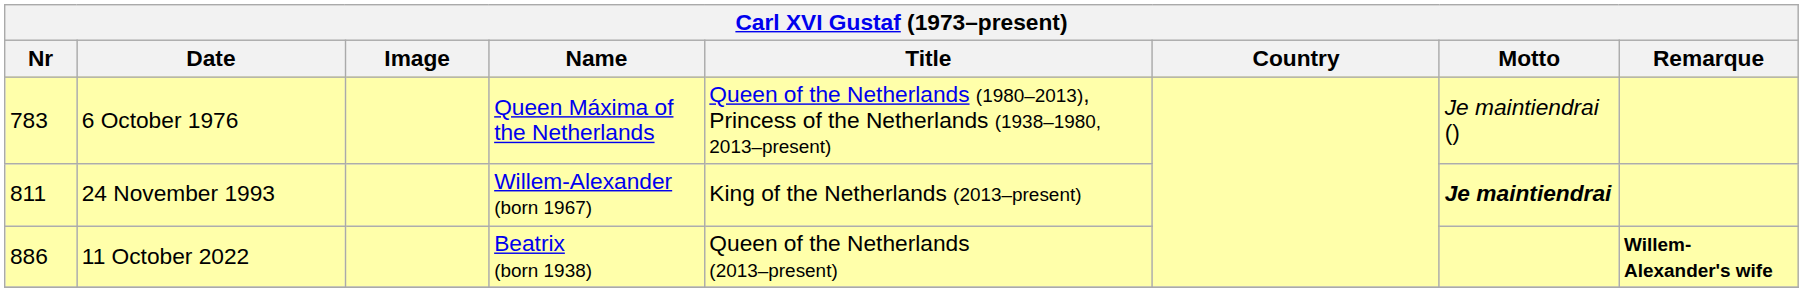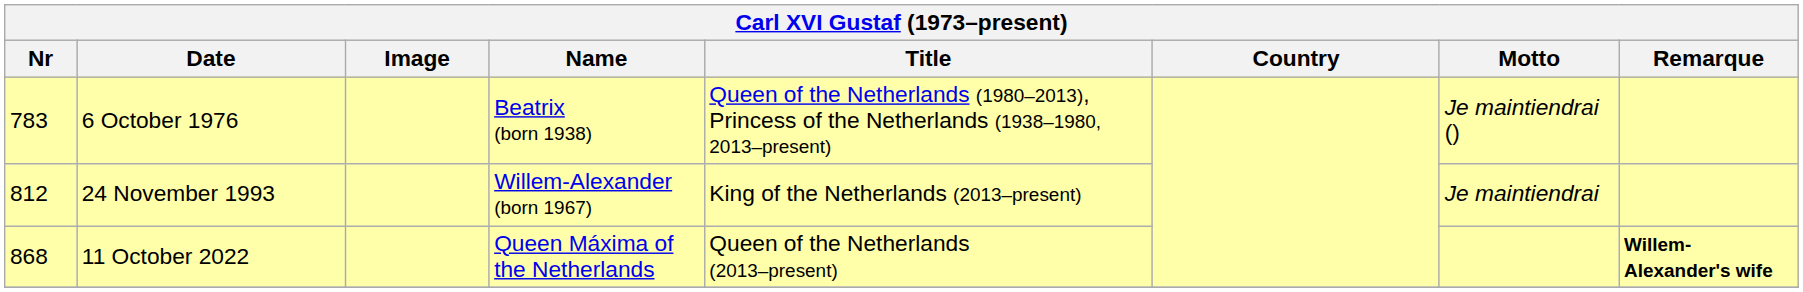(584, 120) Queen Máxima of the Netherlands -> (543, 120) Beatrix (born 1938)
(28, 194) 811 -> (29, 194) 812
(1528, 194) bold -> (1522, 194) normal
(29, 256) 886 -> (29, 256) 868
(543, 256) Beatrix (born 1938) -> (584, 256) Queen Máxima of the Netherlands
